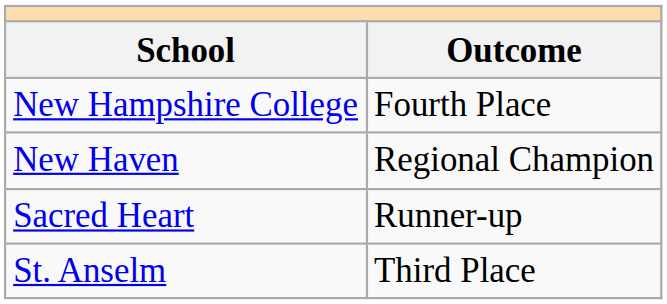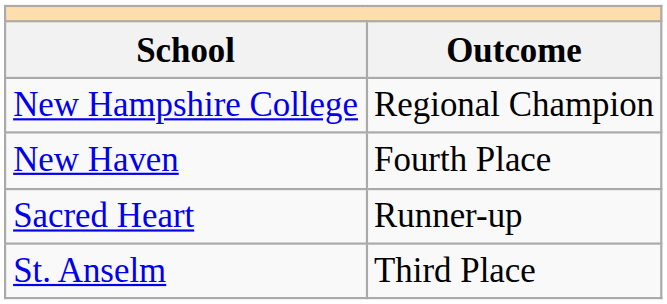(463, 104) Fourth Place -> (514, 104) Regional Champion
(514, 159) Regional Champion -> (463, 159) Fourth Place
